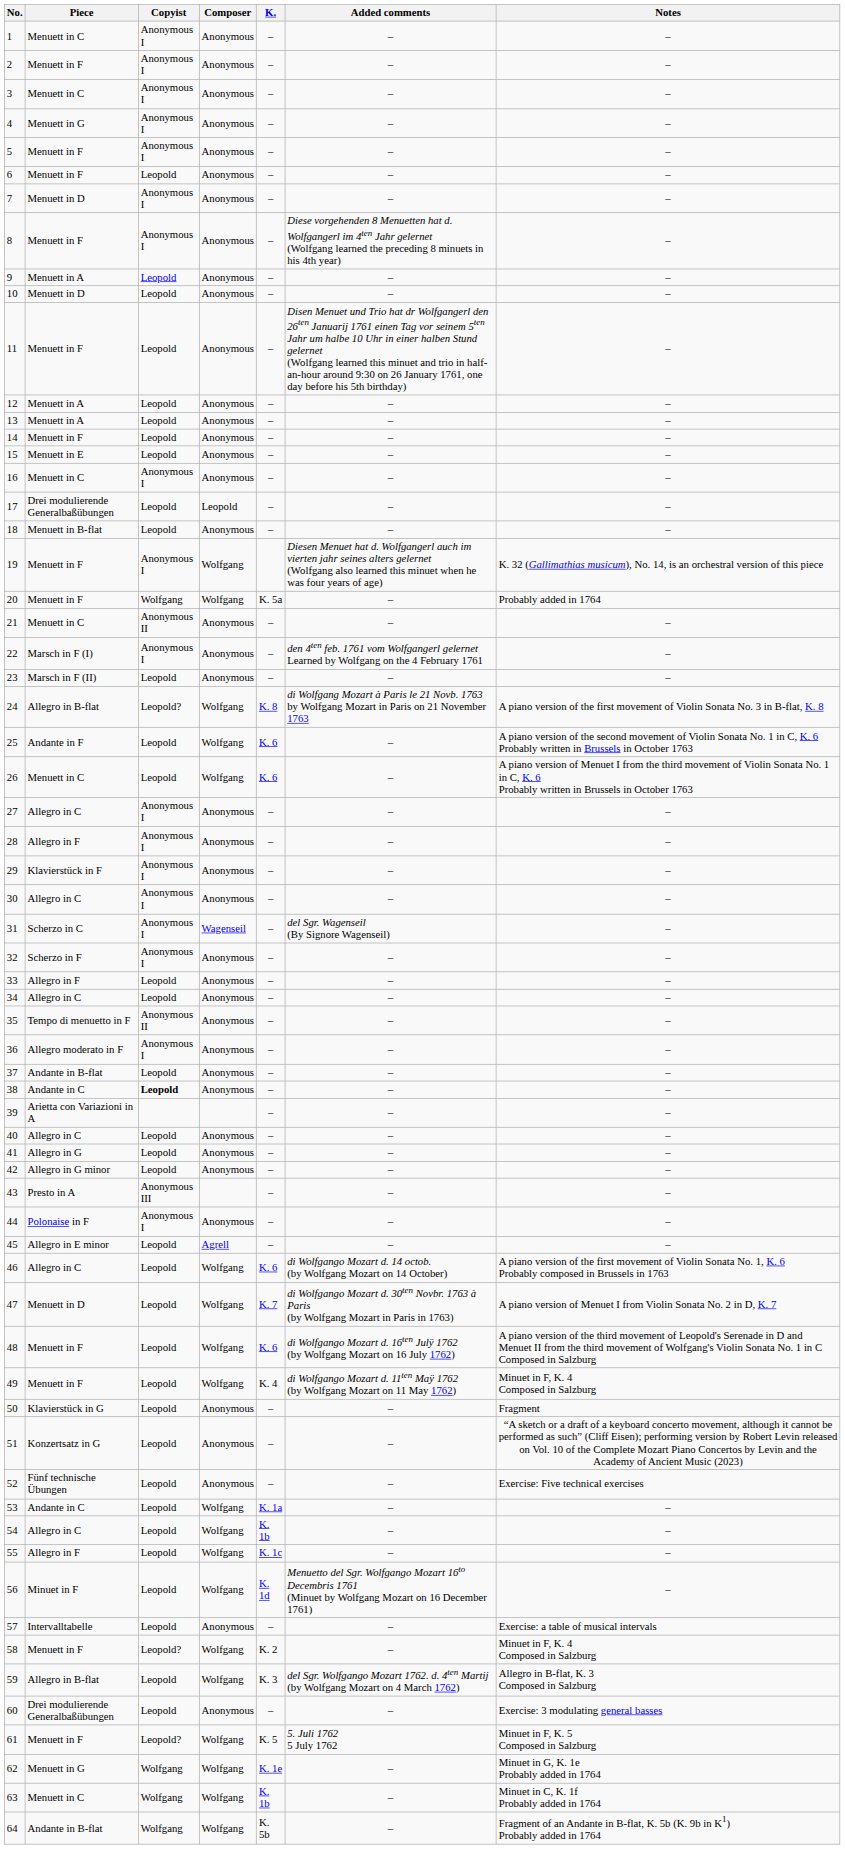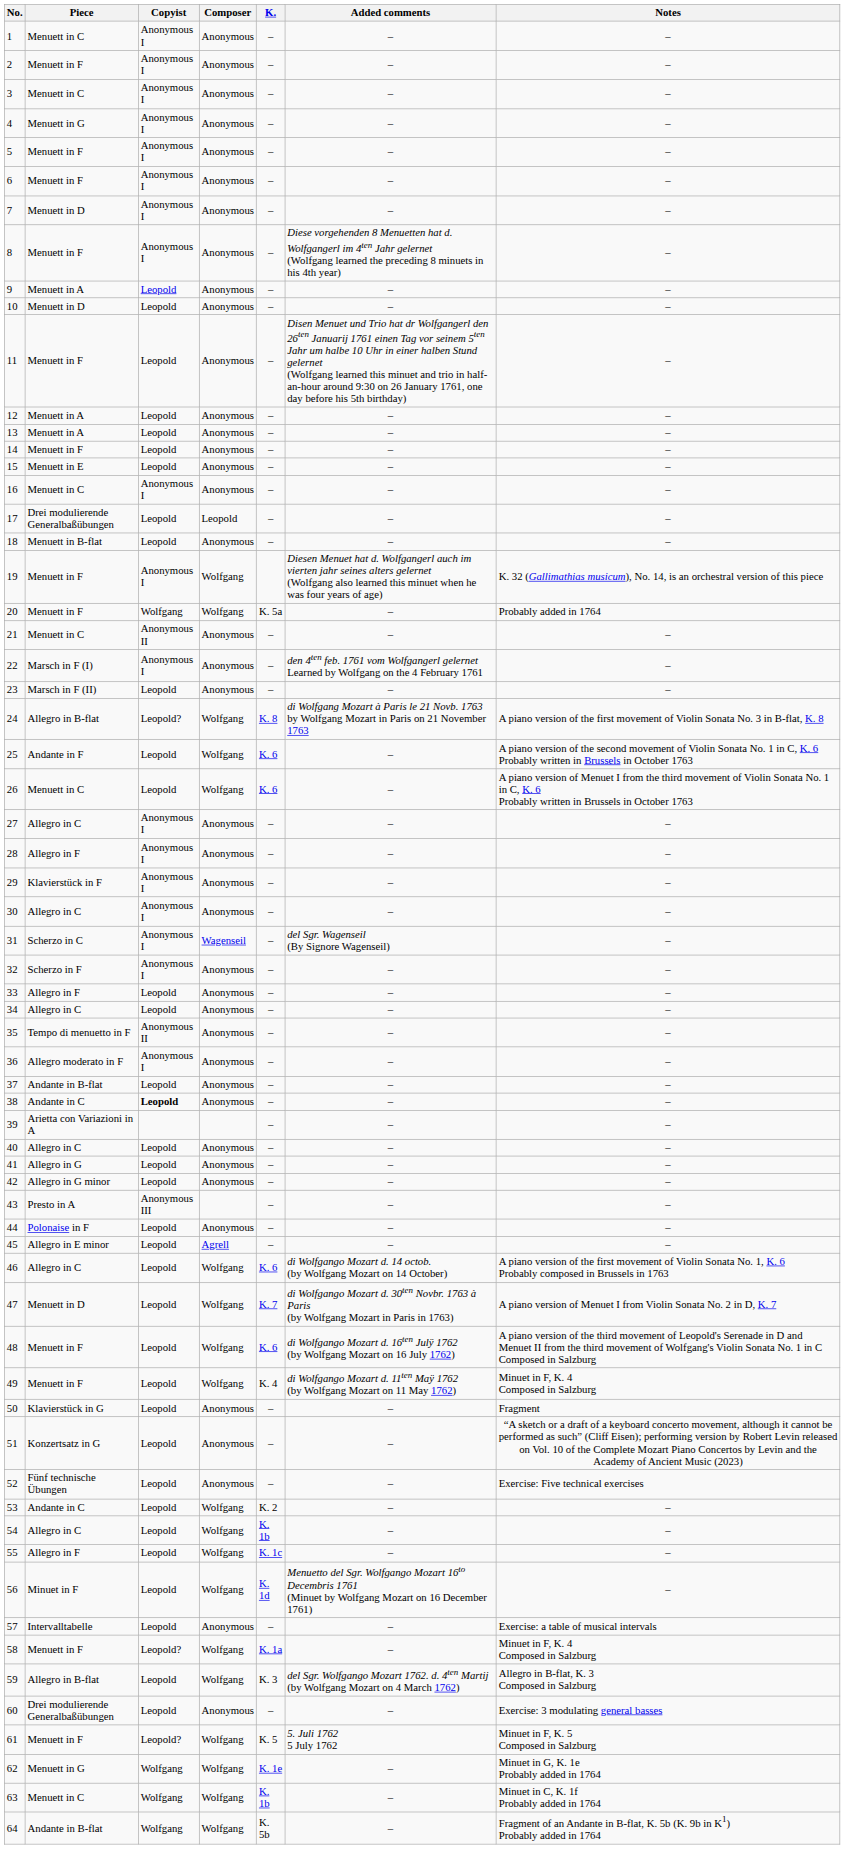(159, 175) Leopold -> (167, 181) Anonymous I
(167, 1222) Anonymous I -> (159, 1228) Leopold
(271, 1507) K. 1a -> (268, 1507) K. 2
(268, 1649) K. 2 -> (271, 1649) K. 1a
